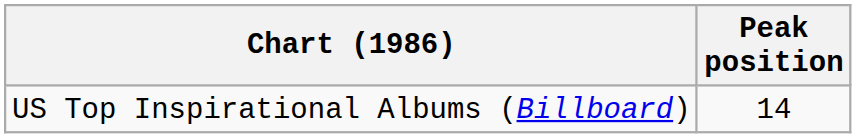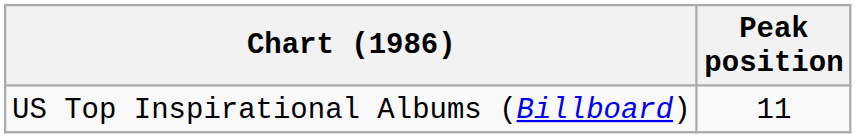(774, 109) 14 -> (774, 109) 11
